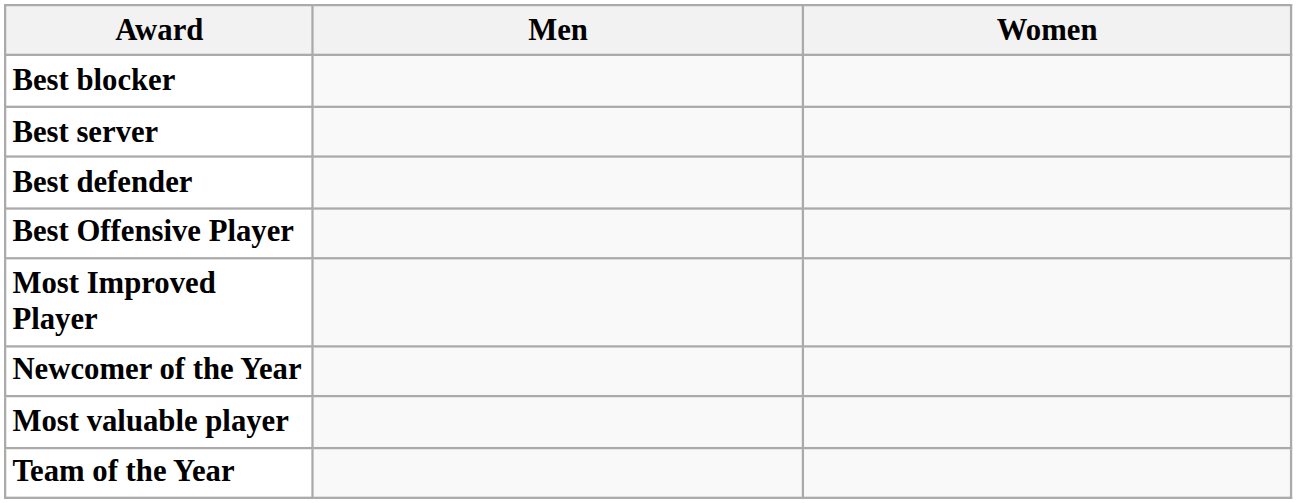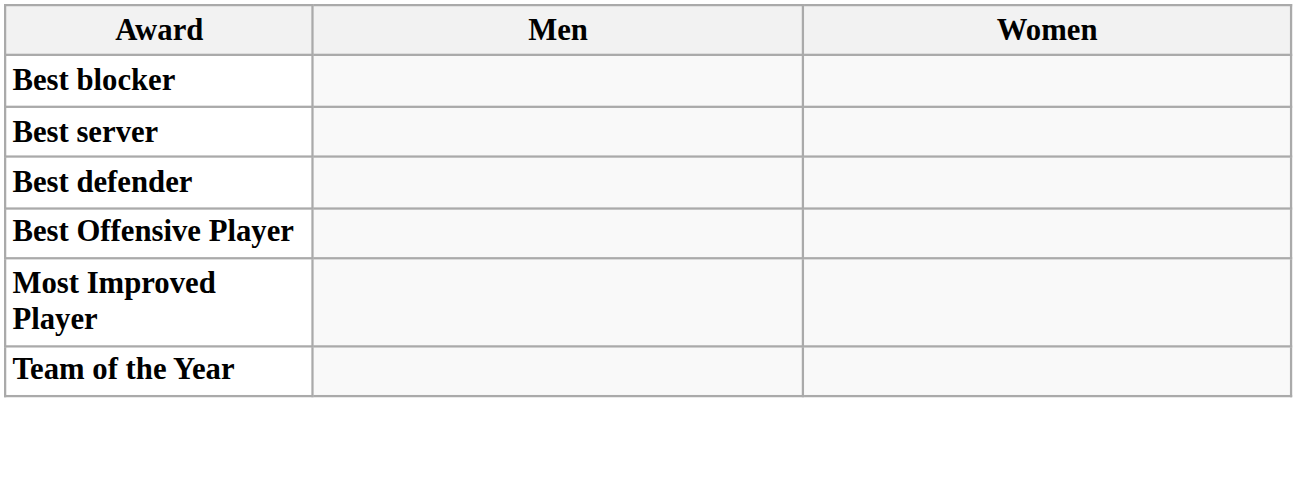- row: (157, 369)
- row: (151, 420)
